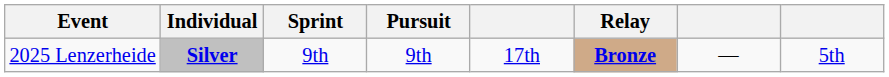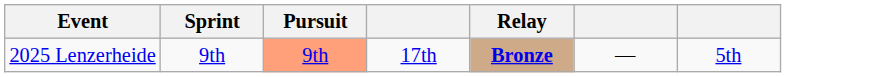- column: (212, 21)
(419, 55) no background -> (315, 55) lightsalmon background
